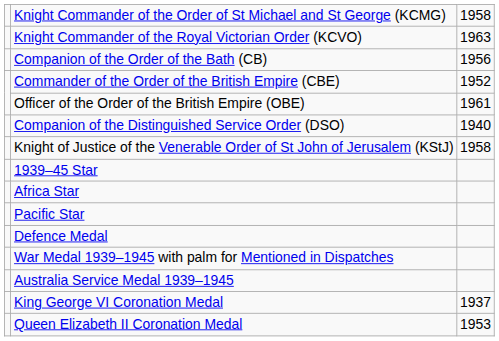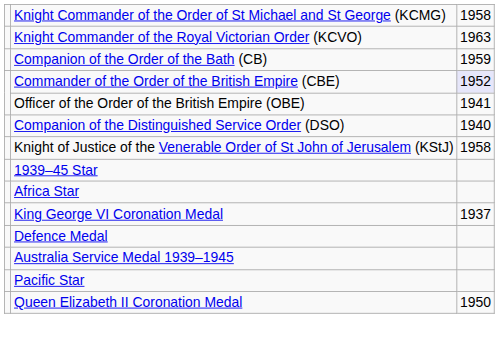(475, 59) 1956 -> (475, 59) 1959
(475, 81) no background -> (475, 81) lavender background
(475, 103) 1961 -> (475, 103) 1941
rows swapped: (49, 214) <-> (119, 302)
- row: (204, 258)
(475, 324) 1953 -> (475, 302) 1950
